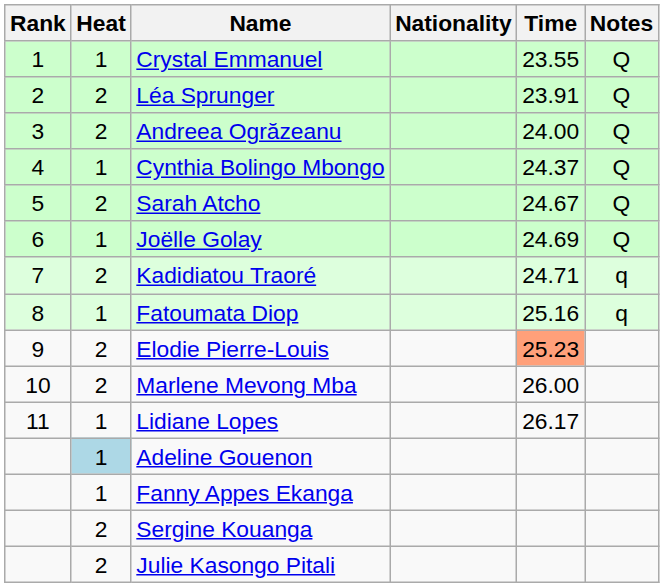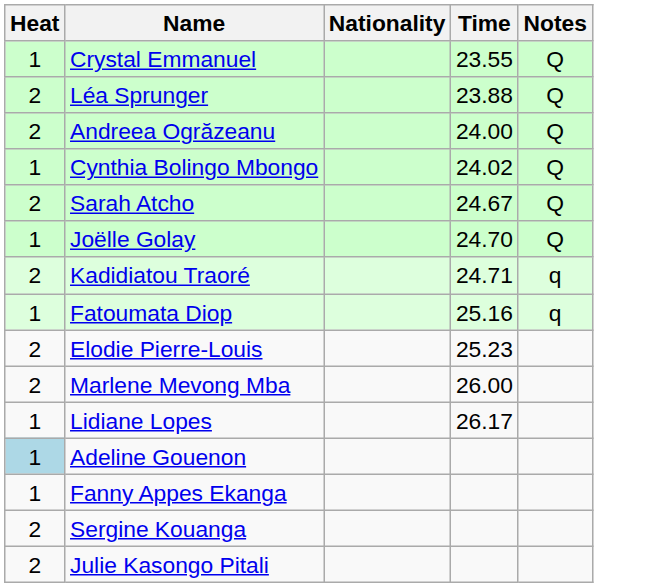- column: (38, 23)
(551, 95) 23.91 -> (484, 95) 23.88
(551, 167) 24.37 -> (484, 167) 24.02
(551, 240) 24.69 -> (484, 240) 24.70
(551, 348) lightsalmon background -> (484, 348) no background
